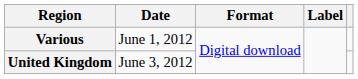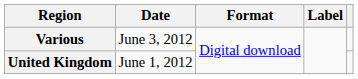(155, 39) June 1, 2012 -> (155, 39) June 3, 2012
(155, 62) June 3, 2012 -> (155, 62) June 1, 2012
